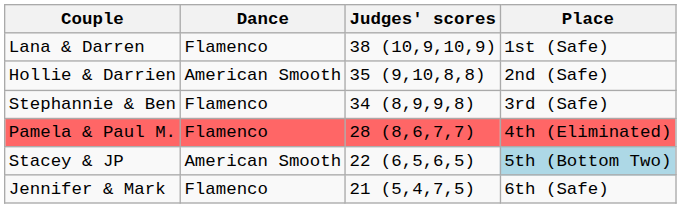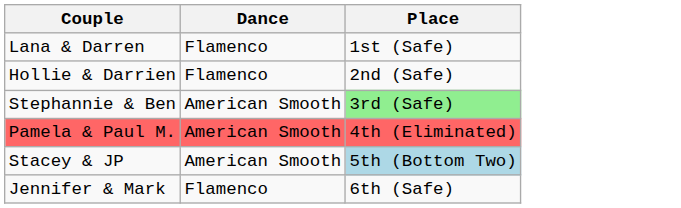- column: (423, 19)
(263, 76) American Smooth -> (226, 76) Flamenco
(226, 104) Flamenco -> (263, 104) American Smooth
(556, 104) no background -> (402, 104) lightgreen background
(226, 132) Flamenco -> (263, 132) American Smooth
